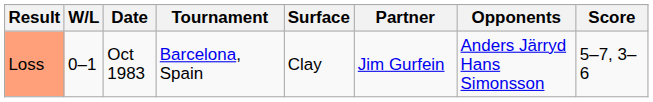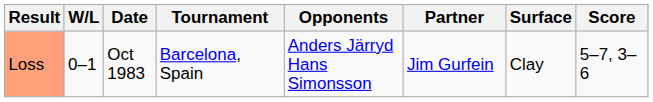columns swapped: (319, 17) <-> (516, 17)
